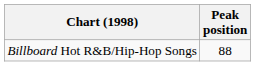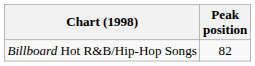(225, 50) 88 -> (225, 50) 82
